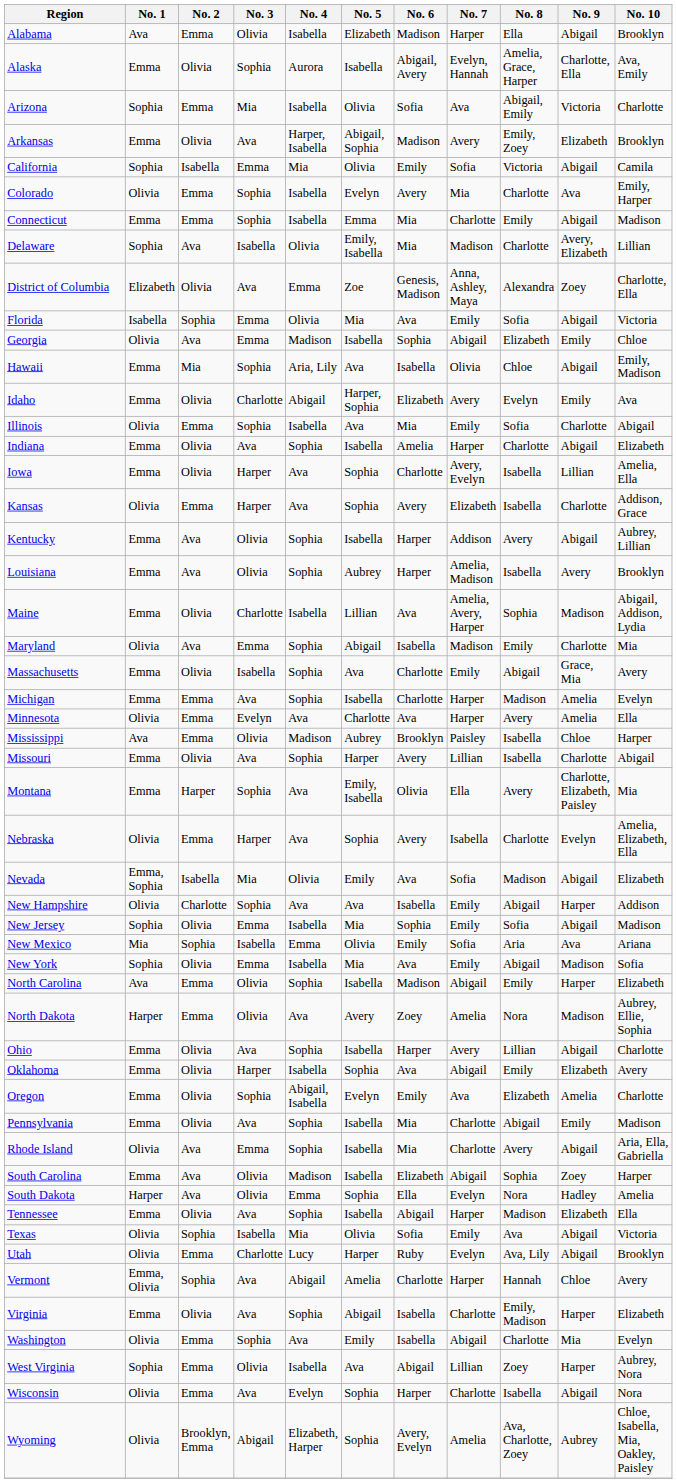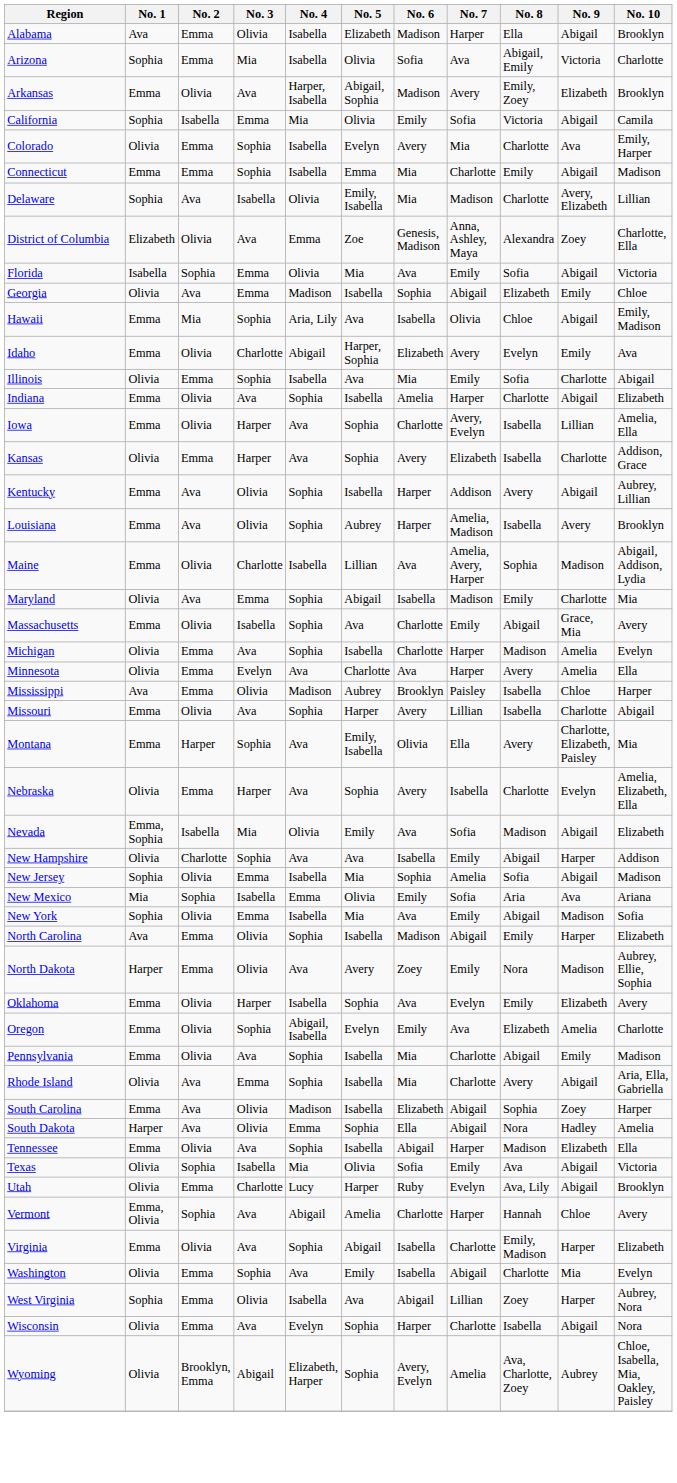- row: (24, 67)
(144, 699) Emma -> (144, 652) Olivia
(465, 924) Emily -> (468, 877) Amelia
(468, 1016) Amelia -> (465, 969) Emily
- row: (20, 1050)
(468, 1069) Abigail -> (467, 1003) Evelyn
(467, 1195) Evelyn -> (468, 1128) Abigail
